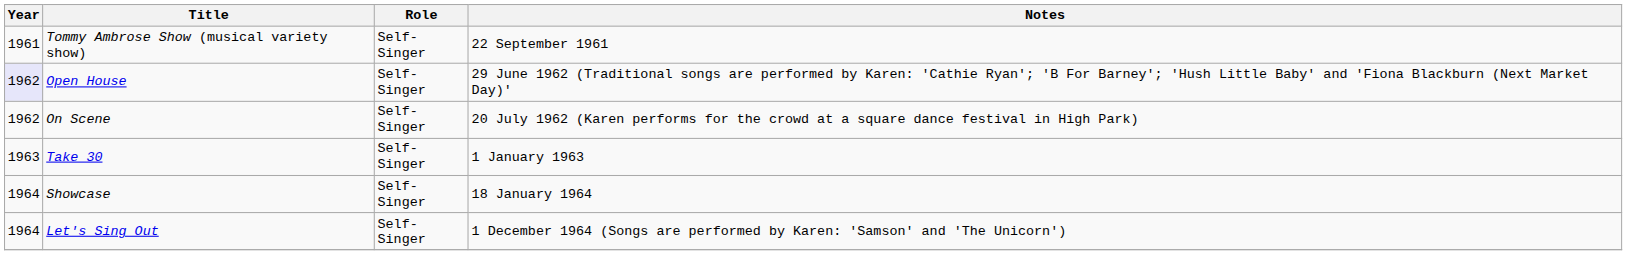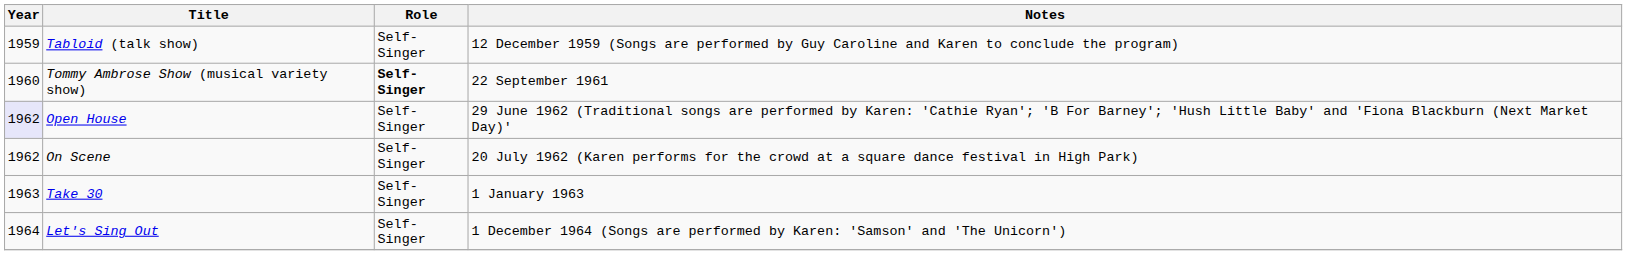+ row: (123, 45)
(24, 45) 1961 -> (24, 82) 1960
(402, 45) normal -> (402, 82) bold
- row: (78, 194)
